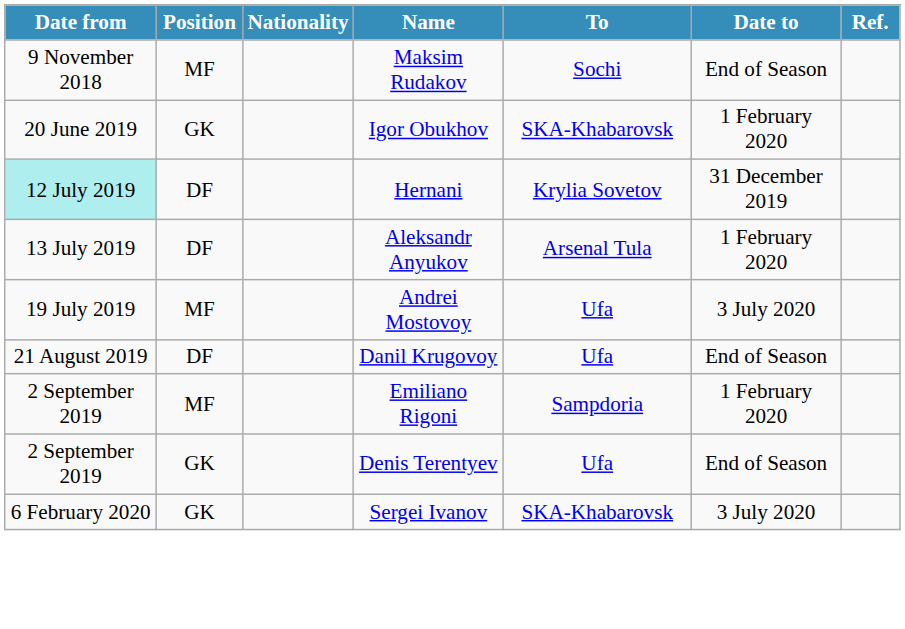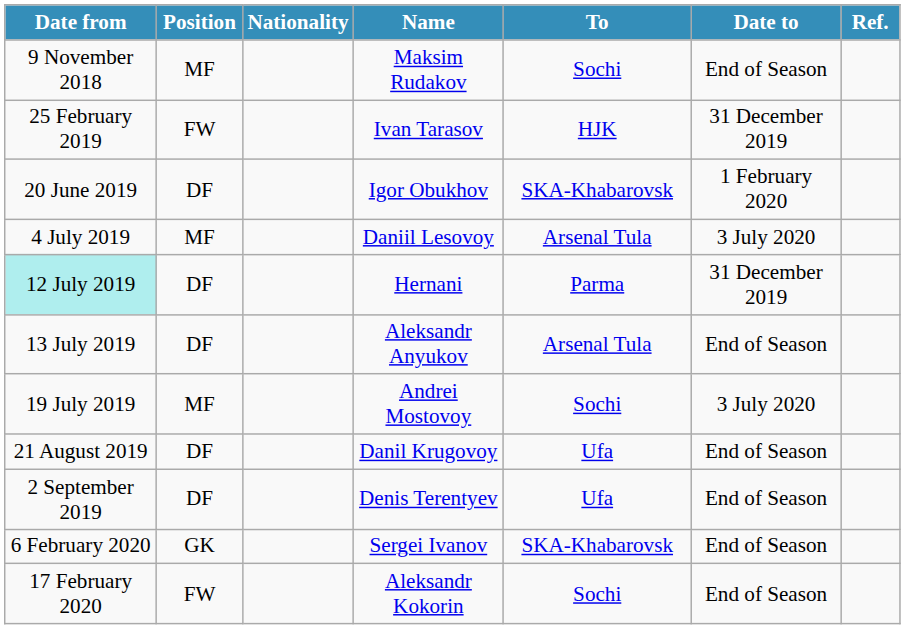+ row: (428, 129)
(200, 129) GK -> (200, 189) DF
+ row: (428, 236)
(597, 189) Krylia Sovetov -> (597, 284) Parma
(766, 249) 1 February 2020 -> (766, 344) End of Season
(597, 309) Ufa -> (597, 404) Sochi
- row: (428, 404)
(200, 464) GK -> (200, 498) DF
(766, 511) 3 July 2020 -> (766, 546) End of Season
+ row: (428, 593)
